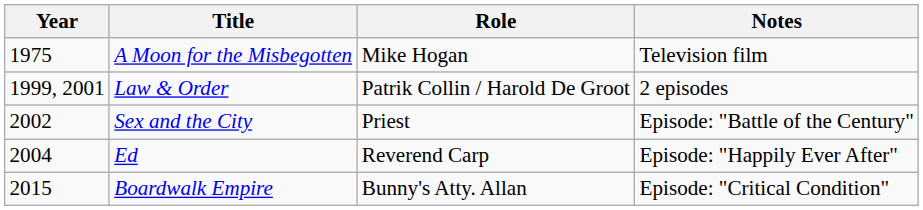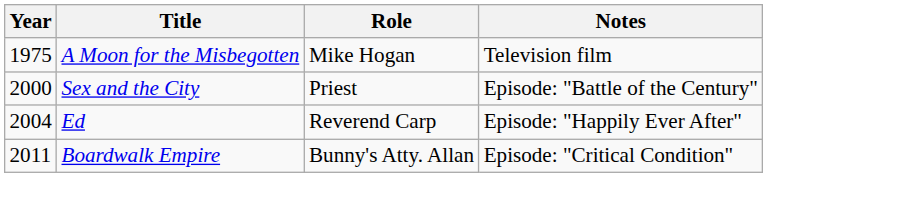- row: (171, 88)
(31, 121) 2002 -> (31, 88) 2000
(31, 188) 2015 -> (30, 155) 2011
